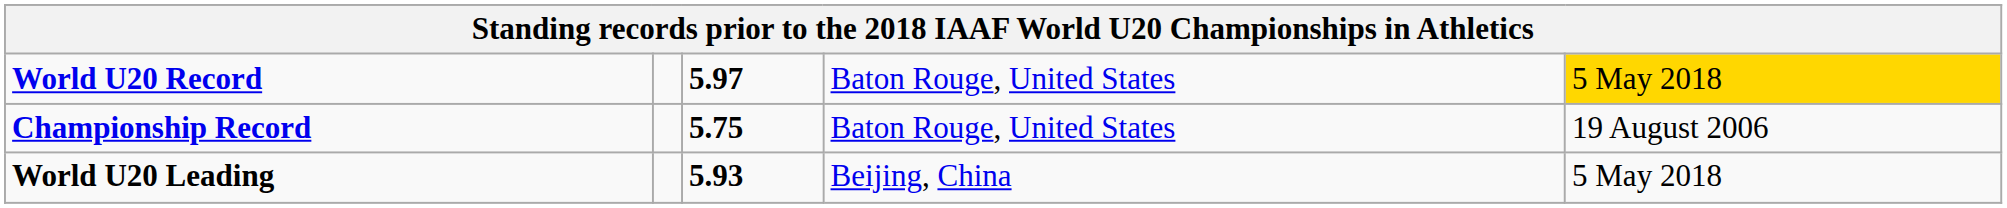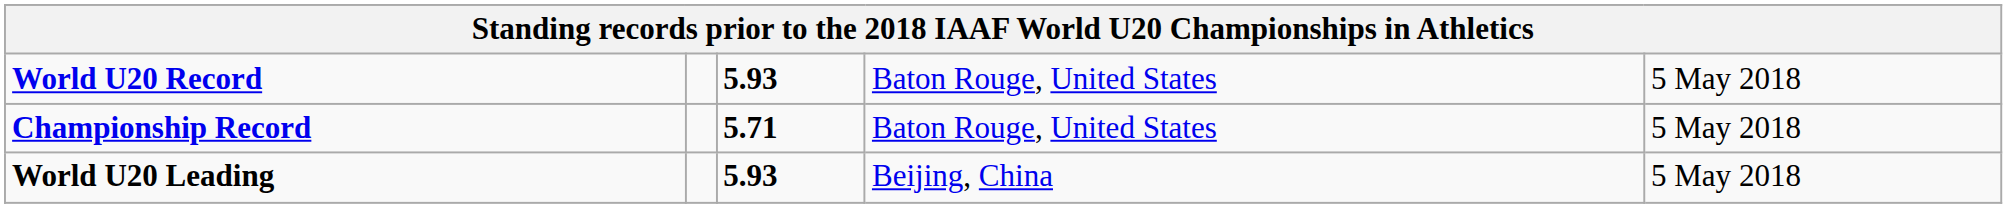(716, 78) 5.97 -> (750, 78) 5.93
(1647, 78) gold background -> (1726, 78) no background
(716, 127) 5.75 -> (750, 127) 5.71
(1670, 127) 19 August 2006 -> (1726, 127) 5 May 2018
